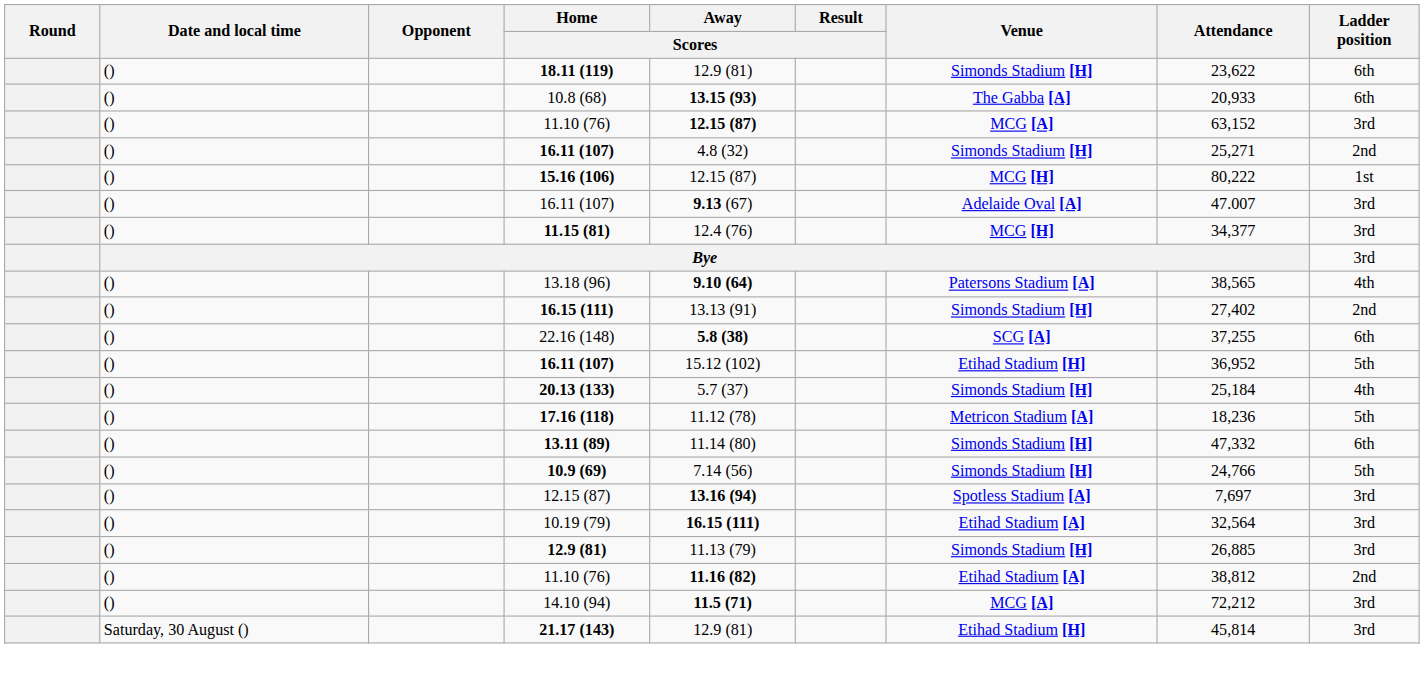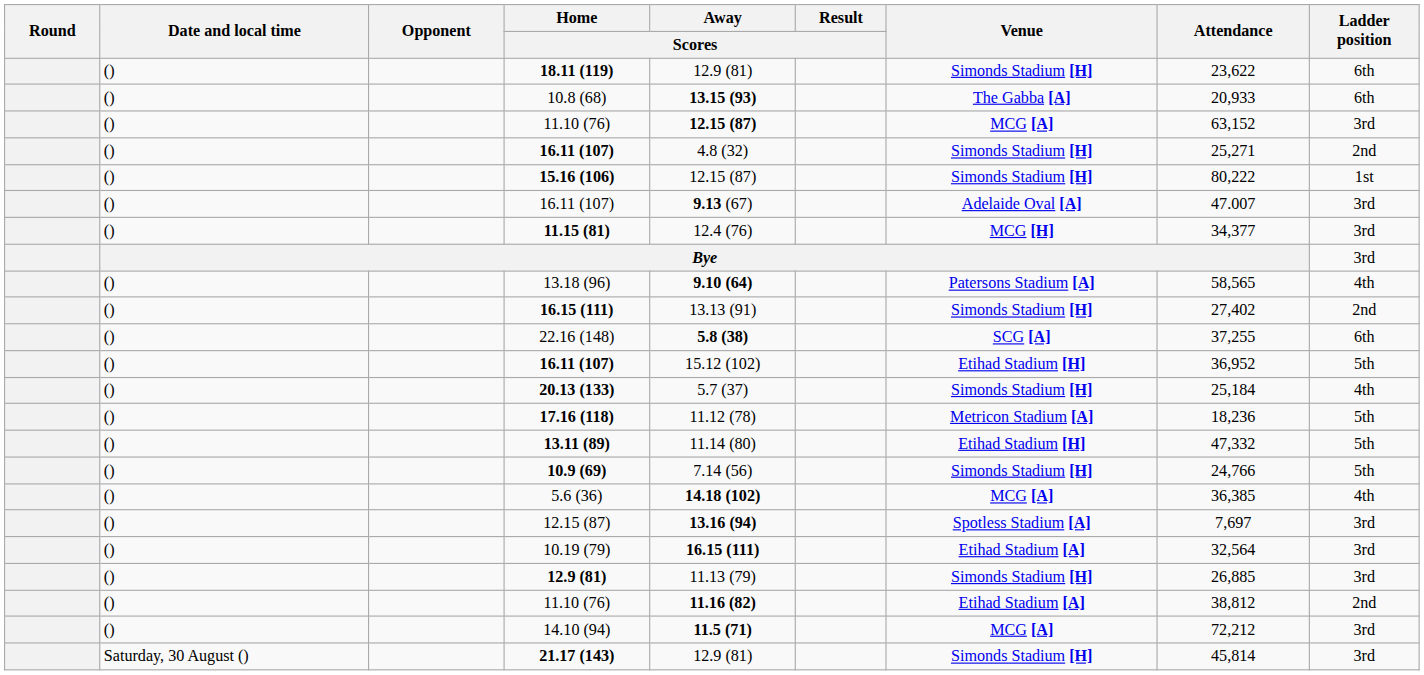(1022, 177) MCG [H] -> (1022, 177) Simonds Stadium [H]
(1233, 284) 38,565 -> (1233, 284) 58,565
(1022, 443) Simonds Stadium [H] -> (1022, 443) Etihad Stadium [H]
(1364, 443) 6th -> (1364, 443) 5th
+ row: (109, 496)
(1022, 629) Etihad Stadium [H] -> (1022, 656) Simonds Stadium [H]
